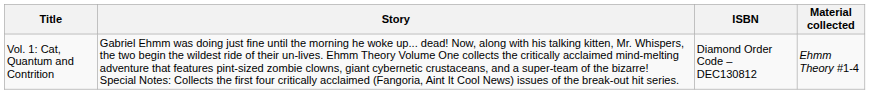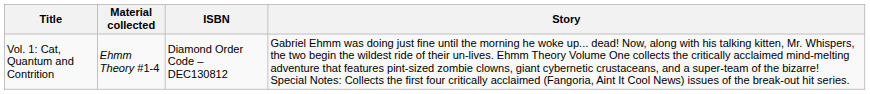columns swapped: (831, 19) <-> (396, 19)
